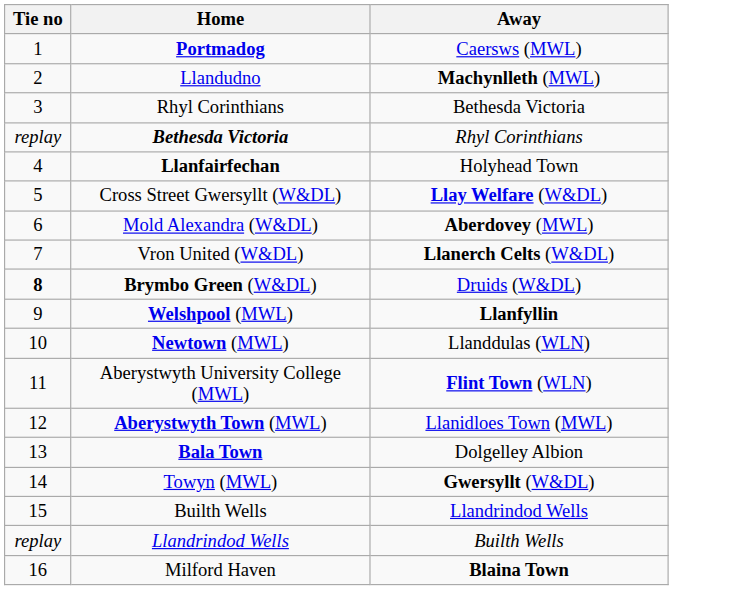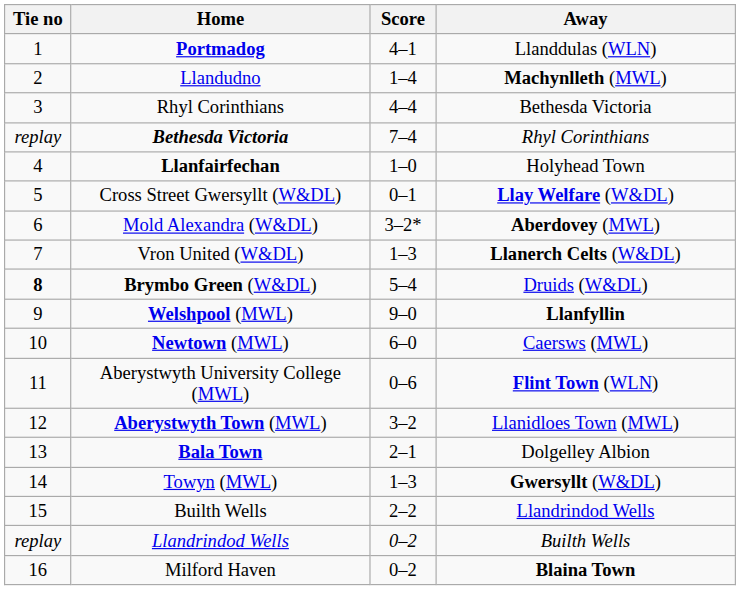+ column: (403, 19)
(519, 48) Caersws (MWL) -> (586, 48) Llanddulas (WLN)
(519, 343) Llanddulas (WLN) -> (586, 343) Caersws (MWL)
